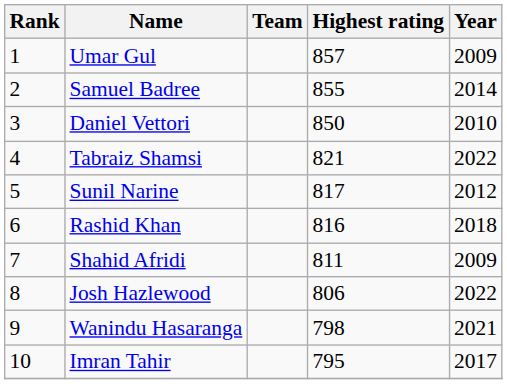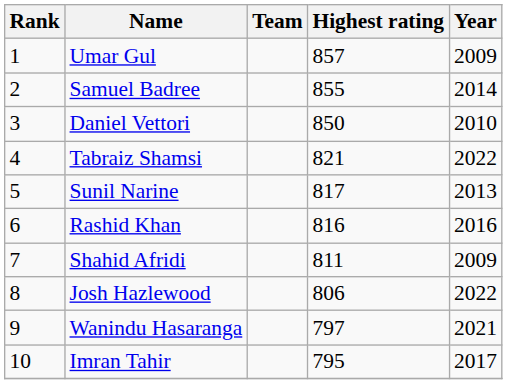(475, 191) 2012 -> (475, 191) 2013
(475, 225) 2018 -> (475, 225) 2016
(329, 327) 798 -> (329, 327) 797
